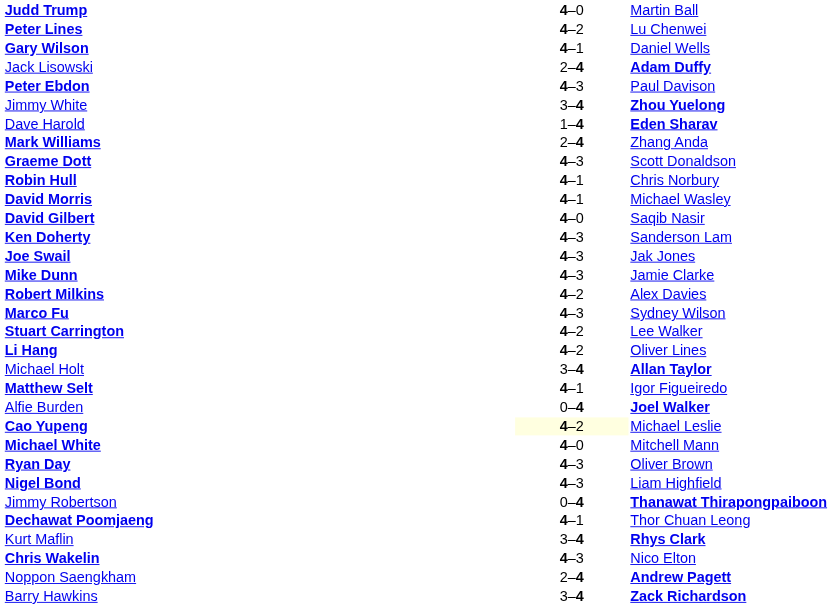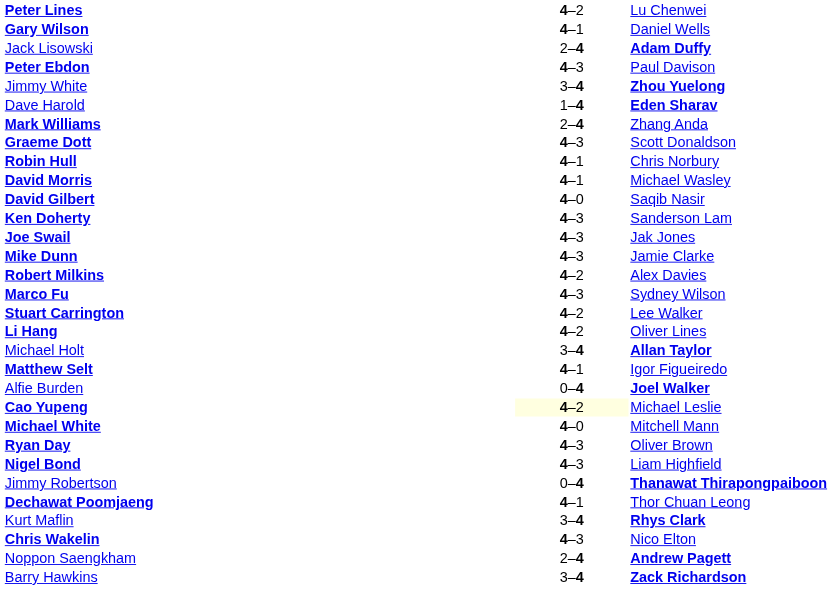- row: (46, 10)
